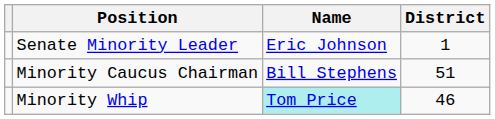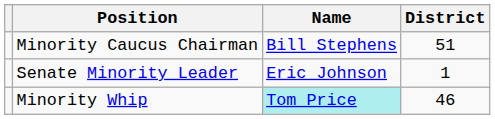rows swapped: (127, 46) <-> (137, 73)
